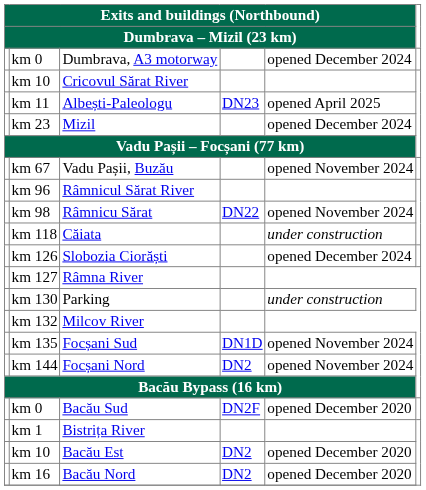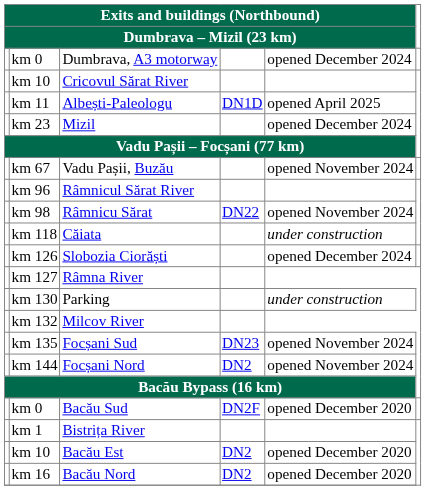(241, 102) DN23 -> (242, 102) DN1D
(242, 343) DN1D -> (241, 343) DN23
